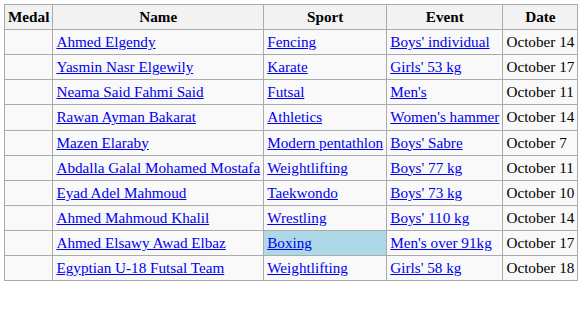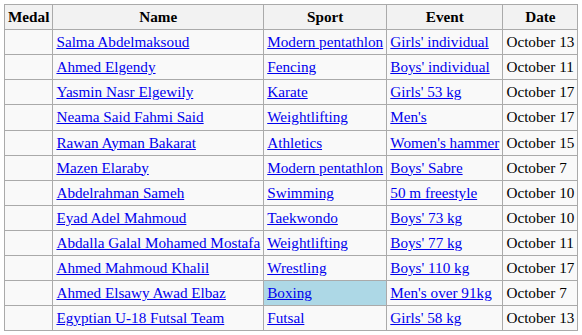+ row: (123, 42)
(540, 42) October 14 -> (540, 67) October 11
(286, 92) Futsal -> (308, 117) Weightlifting
(540, 92) October 11 -> (540, 117) October 17
(540, 117) October 14 -> (540, 142) October 15
+ row: (120, 192)
rows swapped: (121, 192) <-> (158, 167)
(540, 217) October 14 -> (540, 267) October 17
(540, 242) October 17 -> (537, 292) October 7
(308, 267) Weightlifting -> (286, 317) Futsal
(540, 267) October 18 -> (540, 317) October 13
